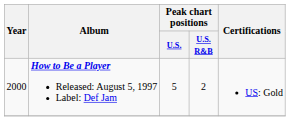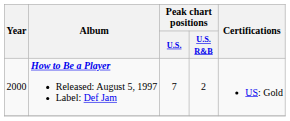(174, 87) 5 -> (174, 87) 7
